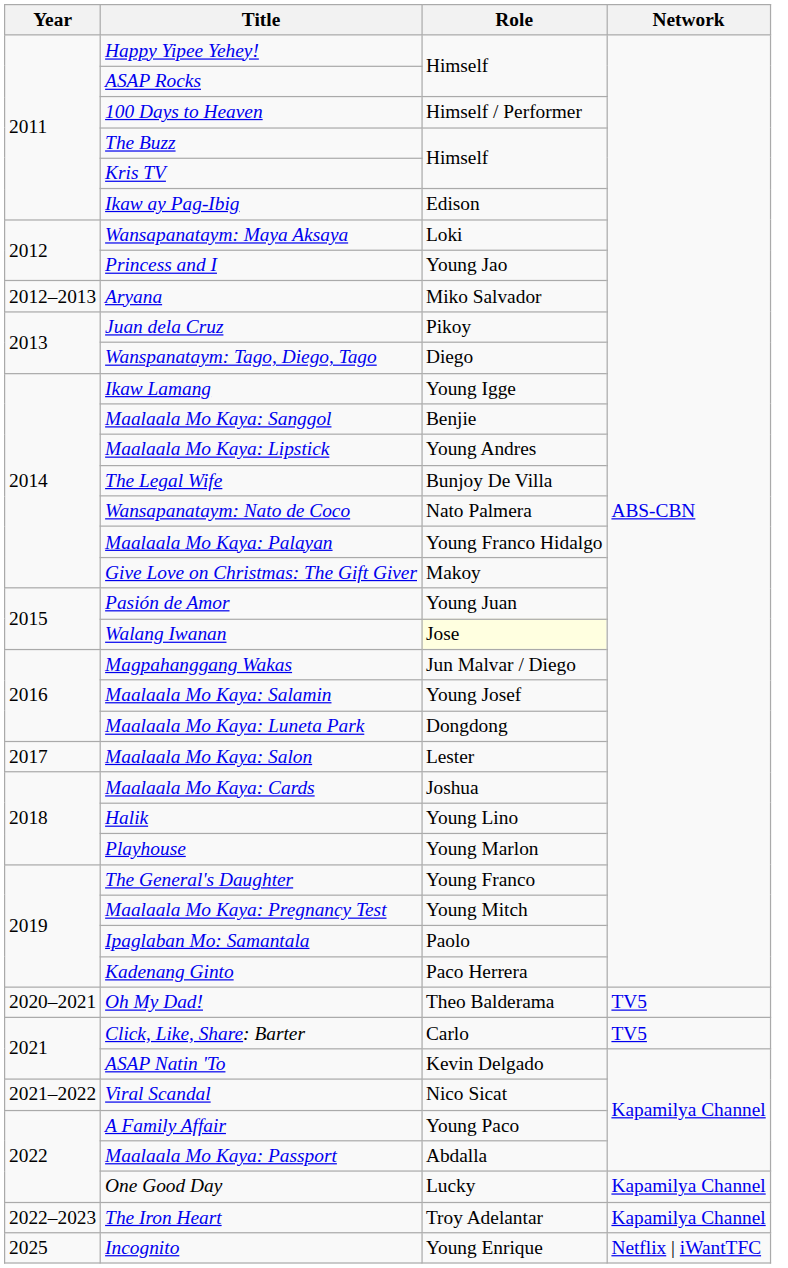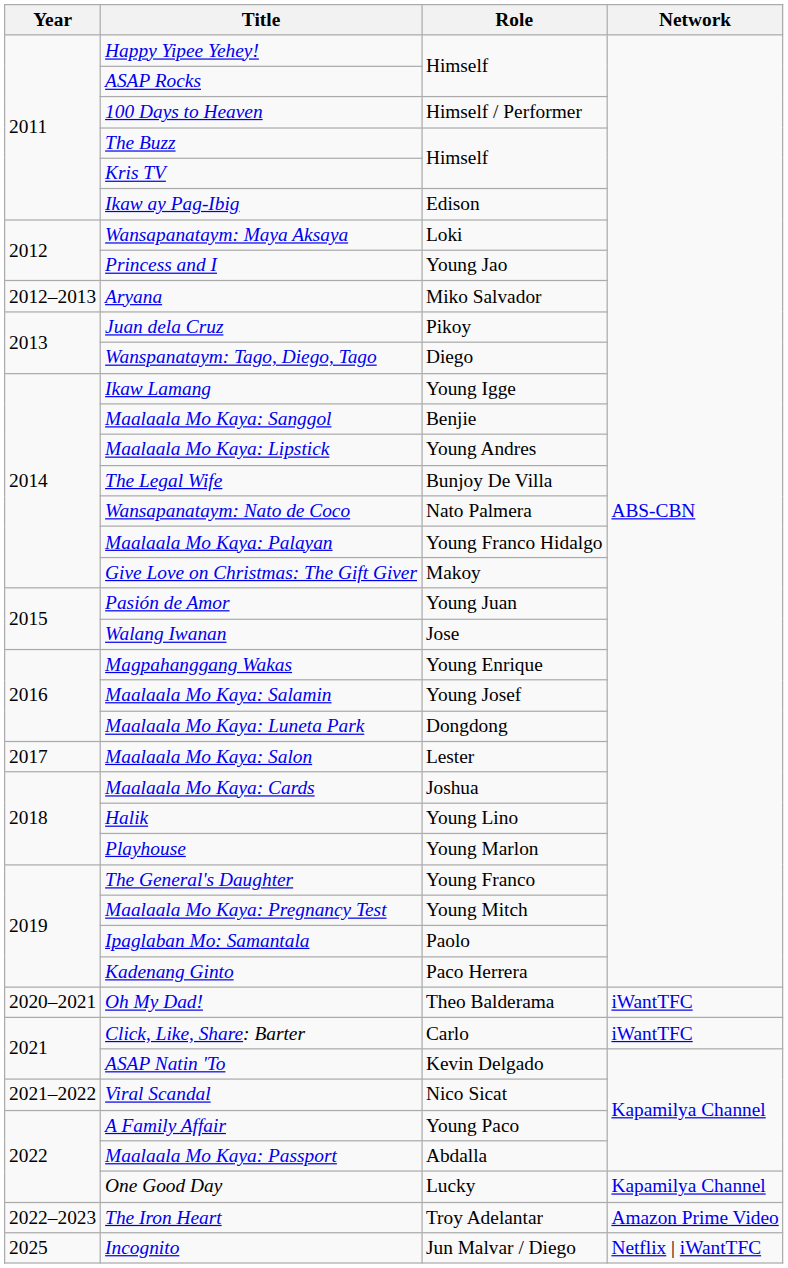(443, 633) lightyellow background -> (443, 633) no background
(501, 664) Jun Malvar / Diego -> (484, 664) Young Enrique
(629, 1002) TV5 -> (652, 1002) iWantTFC
(629, 1033) TV5 -> (652, 1033) iWantTFC
(689, 1217) Kapamilya Channel -> (695, 1217) Amazon Prime Video
(484, 1248) Young Enrique -> (501, 1248) Jun Malvar / Diego
